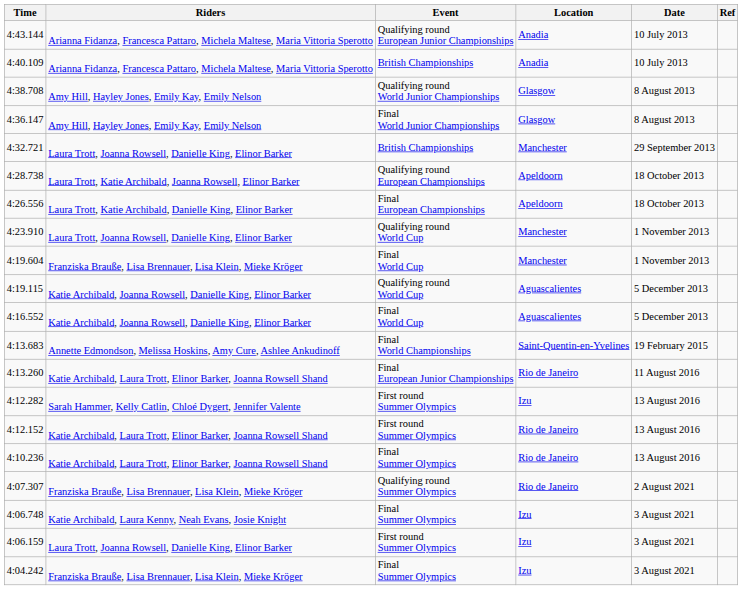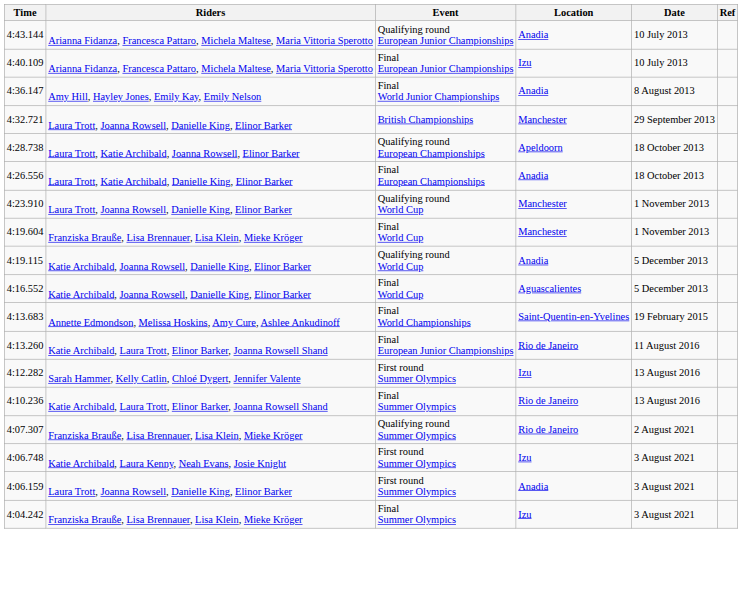(425, 63) British Championships -> (446, 63) Final European Junior Championships
(533, 63) Anadia -> (525, 63) Izu
- row: (25, 91)
(537, 119) Glasgow -> (533, 91) Anadia
(540, 204) Apeldoorn -> (533, 176) Anadia
(550, 288) Aguascalientes -> (533, 260) Anadia
- row: (25, 429)
(417, 514) Final Summer Olympics -> (417, 457) First round Summer Olympics
(525, 542) Izu -> (533, 486) Anadia
